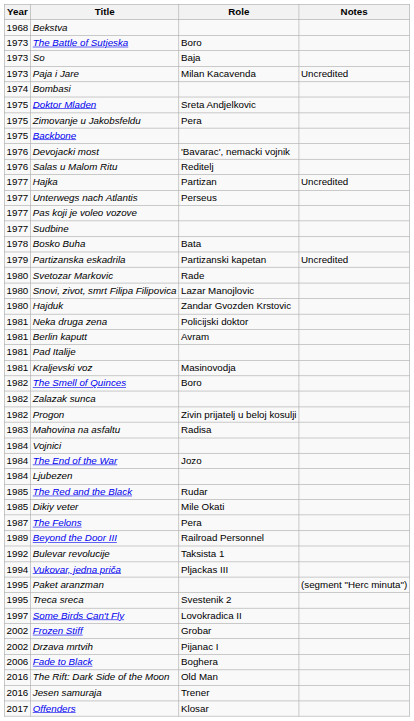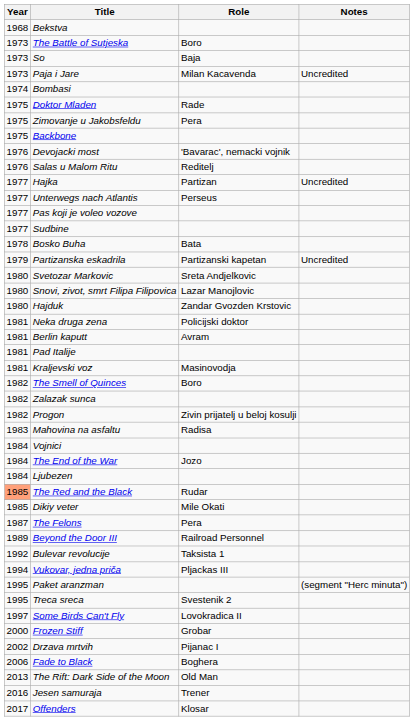(218, 105) Sreta Andjelkovic -> (193, 105) Rade
(193, 275) Rade -> (218, 275) Sreta Andjelkovic
(17, 492) no background -> (17, 492) lightsalmon background
(17, 631) 2002 -> (17, 631) 2000
(17, 677) 2016 -> (17, 677) 2013
